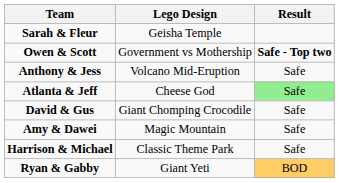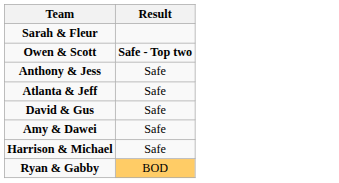- column: (185, 14)
(294, 91) lightgreen background -> (155, 91) no background
